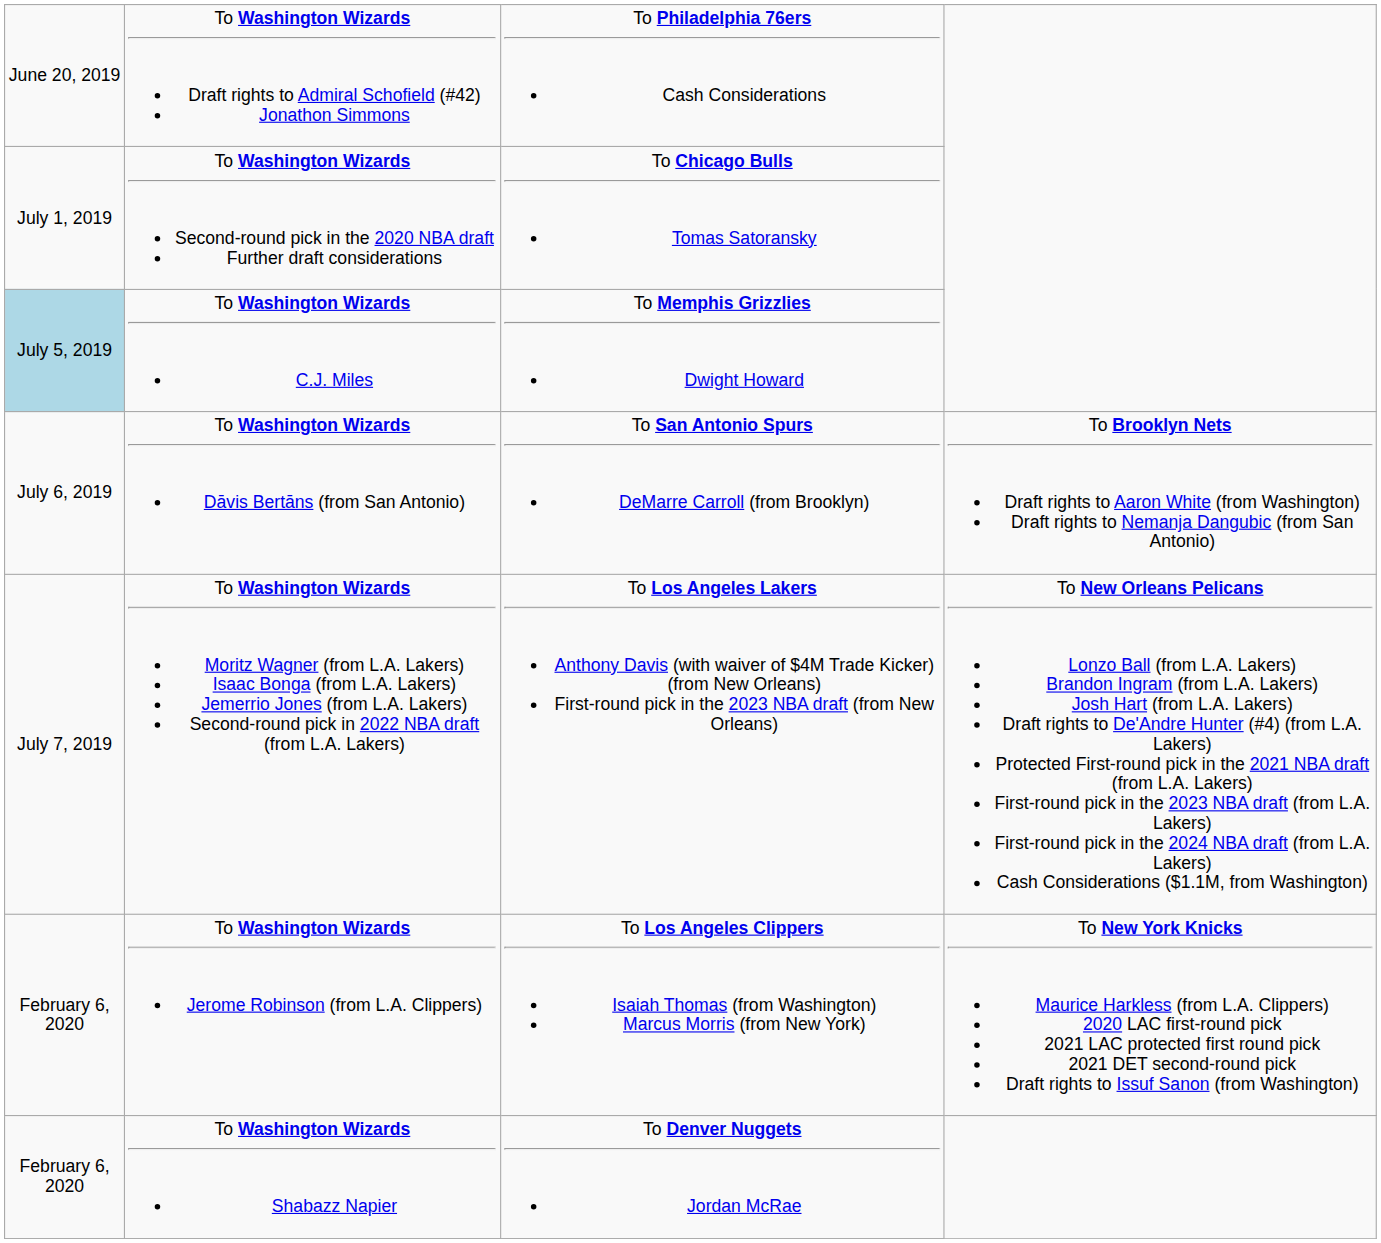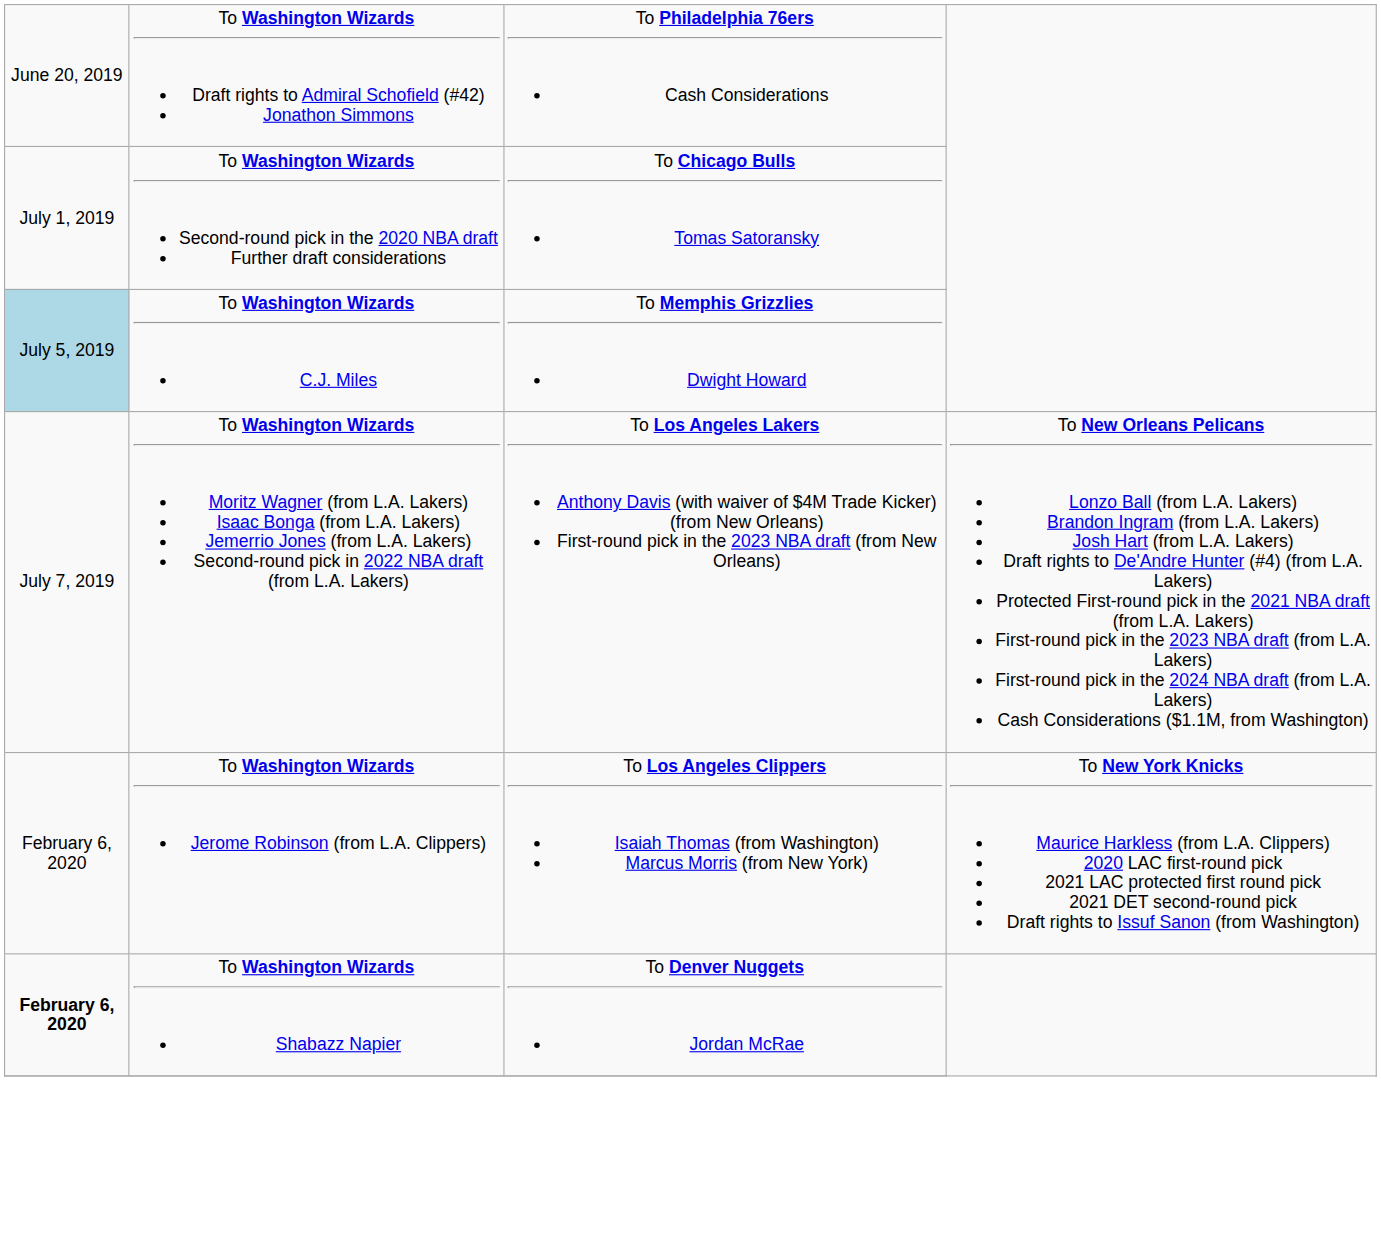- row: (312, 464)
(65, 1177) normal -> (67, 1014) bold
